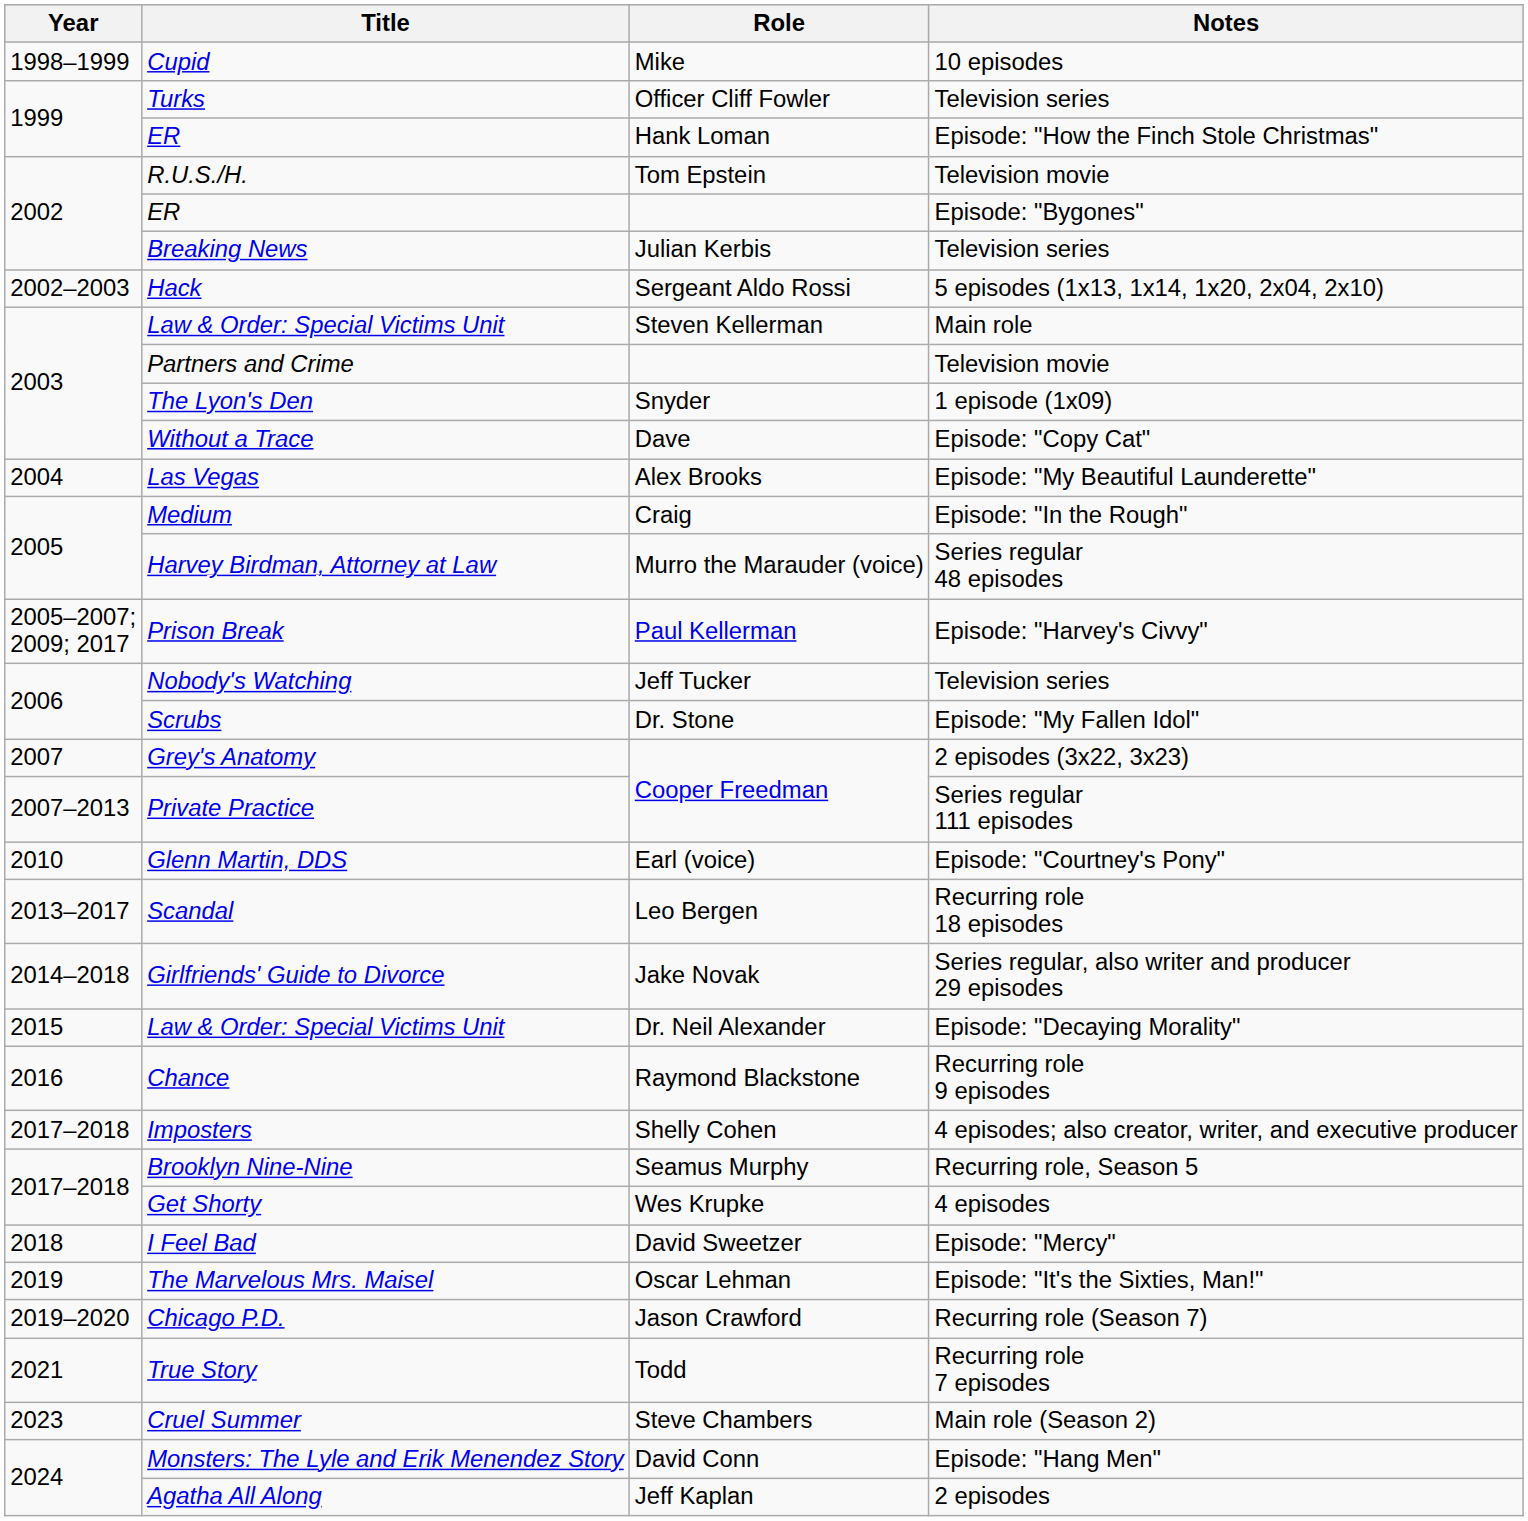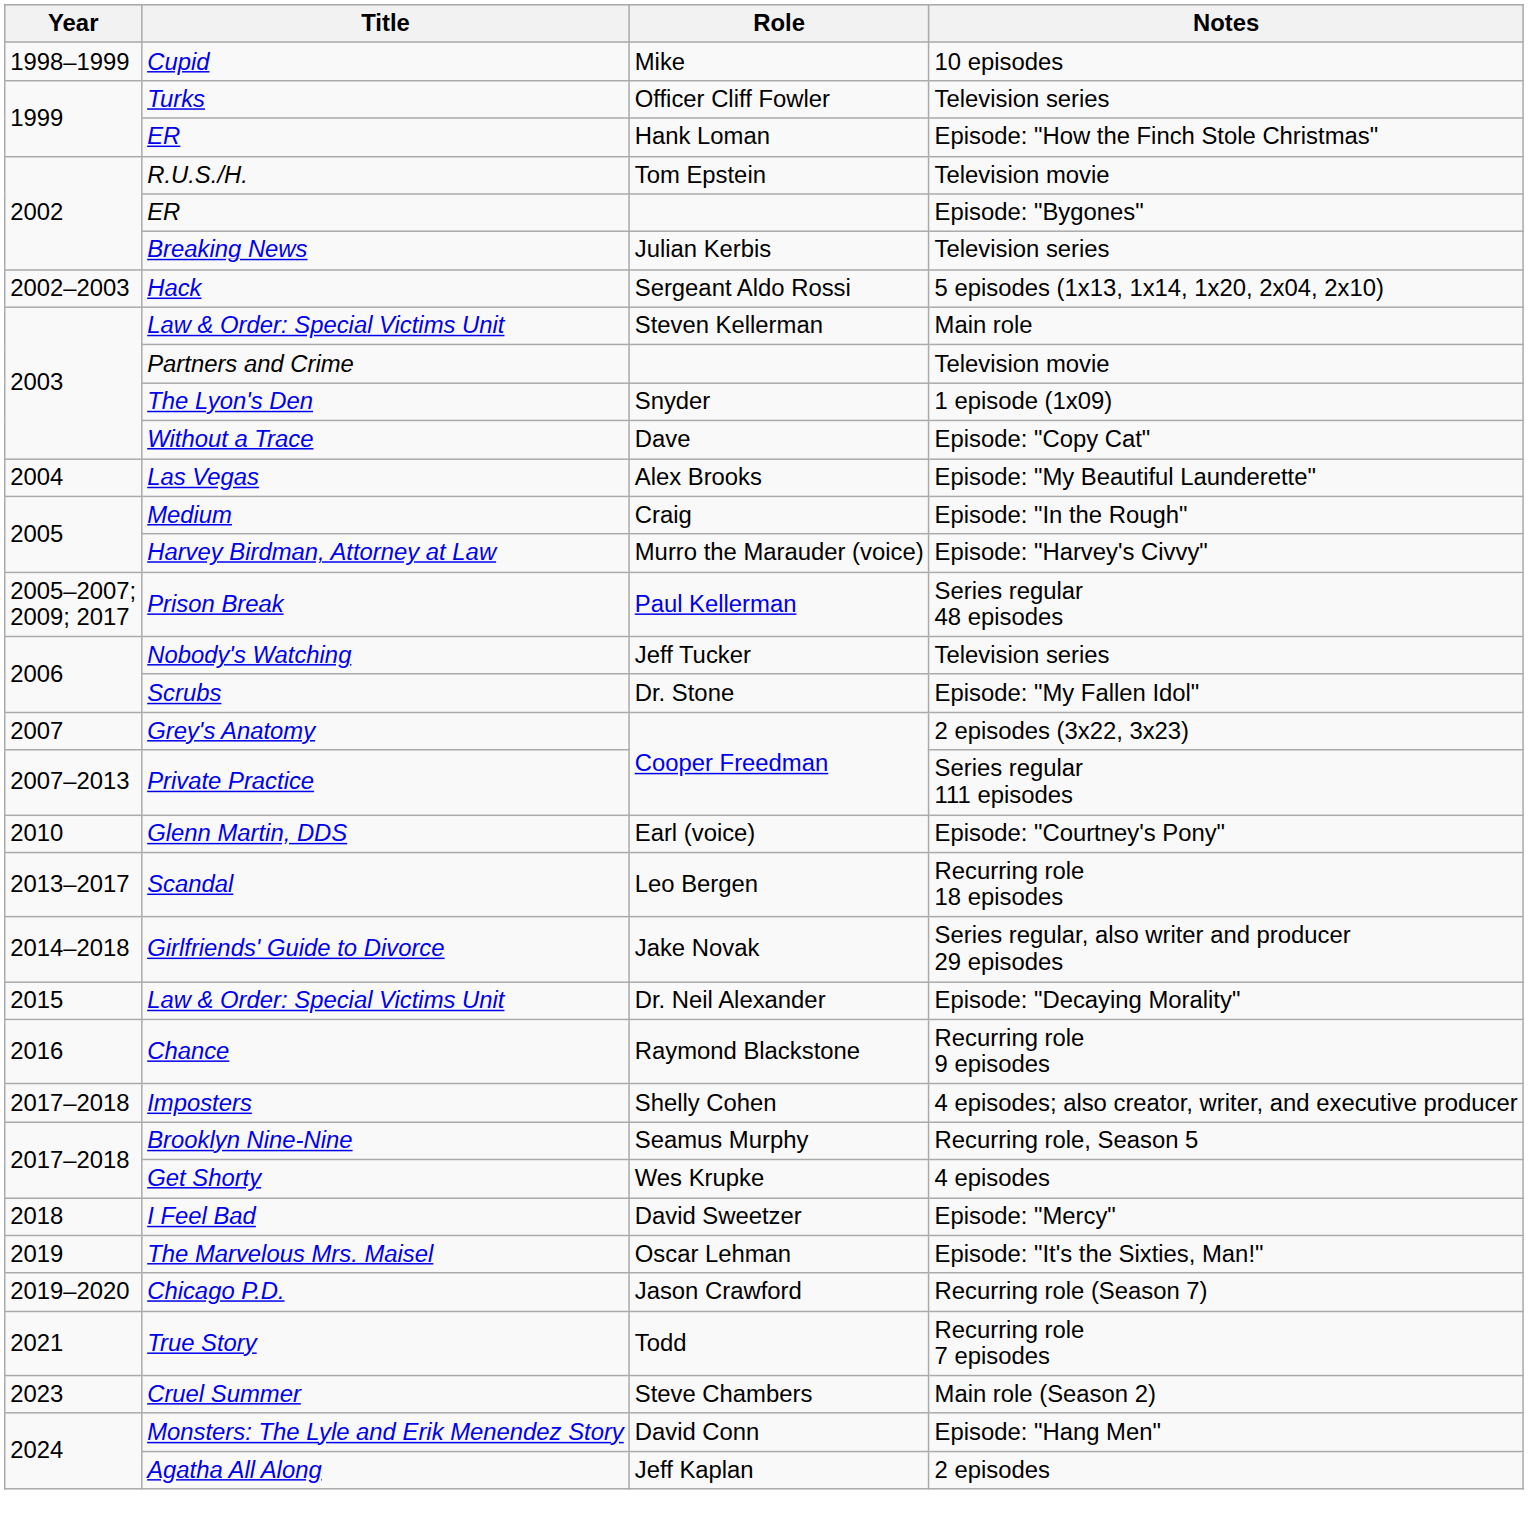(1009, 566) Series regular 48 episodes -> (1071, 552) Episode: "Harvey's Civvy"
(1071, 630) Episode: "Harvey's Civvy" -> (1009, 603) Series regular 48 episodes
